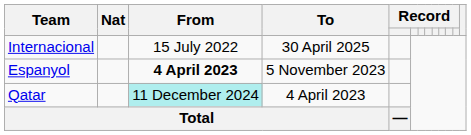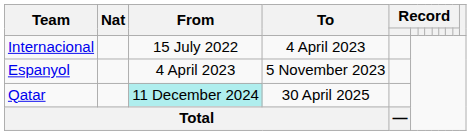(326, 47) 30 April 2025 -> (326, 47) 4 April 2023
(196, 71) bold -> (196, 71) normal
(326, 94) 4 April 2023 -> (326, 94) 30 April 2025
